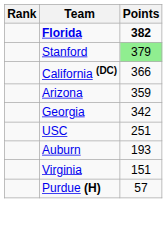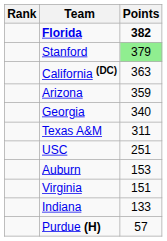(141, 72) 366 -> (141, 72) 363
(141, 112) 342 -> (141, 112) 340
+ row: (72, 131)
(141, 150) 193 -> (141, 169) 153
+ row: (62, 207)
